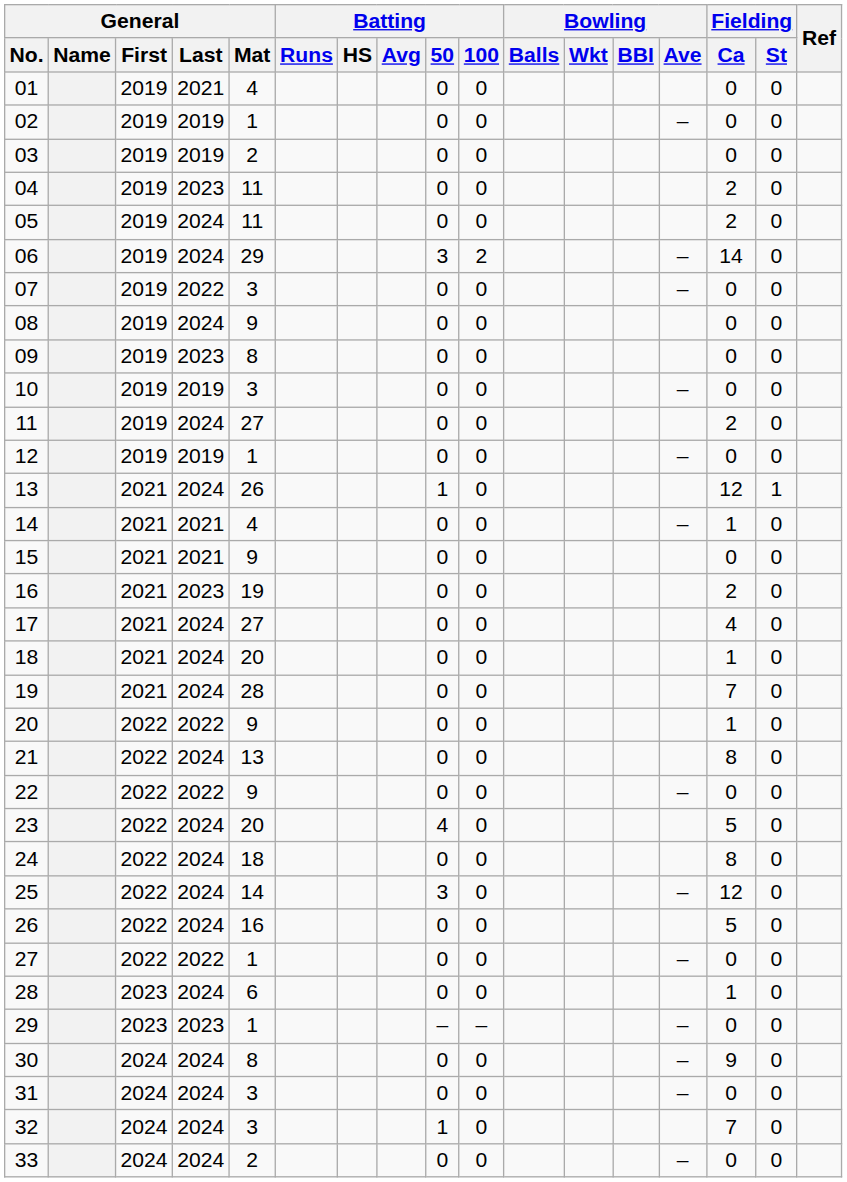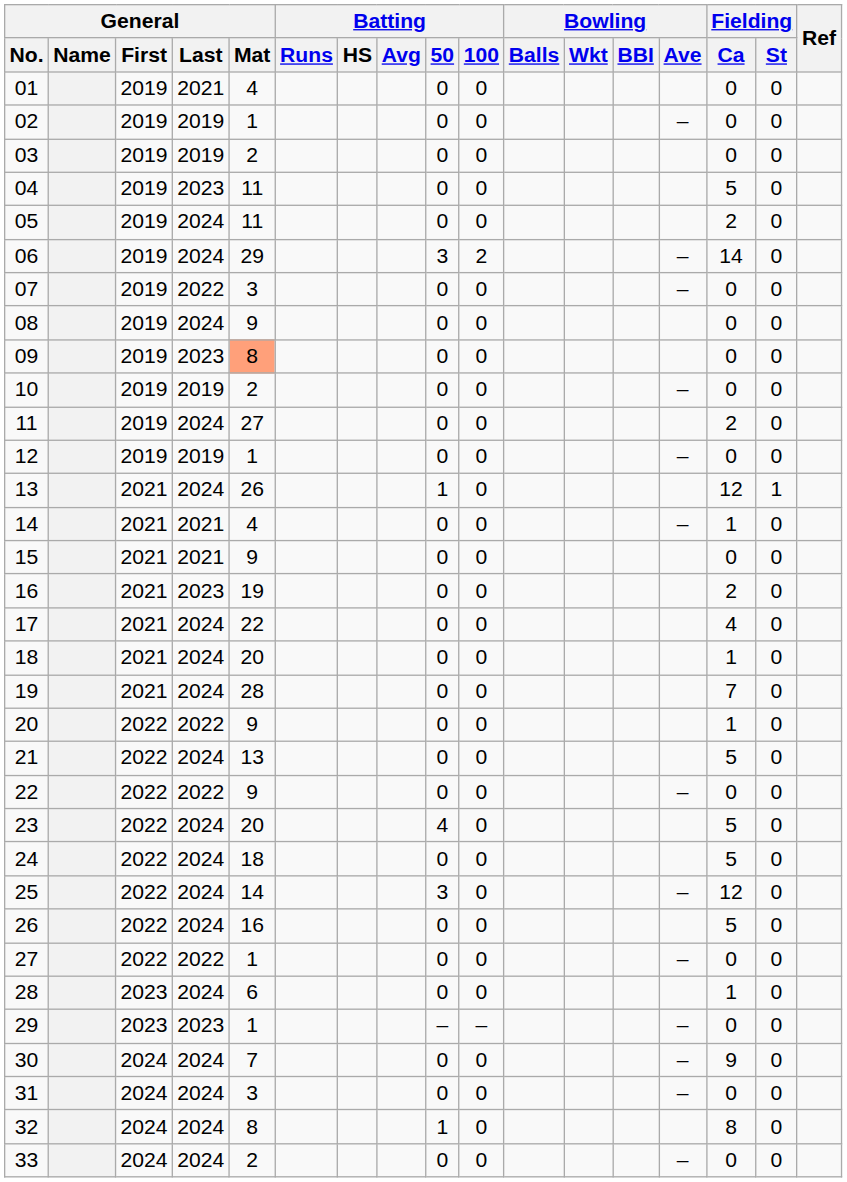(731, 188) 2 -> (731, 188) 5
(252, 356) no background -> (252, 356) lightsalmon background
(252, 389) 3 -> (252, 389) 2
(252, 624) 27 -> (252, 624) 22
(731, 758) 8 -> (731, 758) 5
(731, 858) 8 -> (731, 858) 5
(252, 1059) 8 -> (252, 1059) 7
(252, 1126) 3 -> (252, 1126) 8
(731, 1126) 7 -> (731, 1126) 8
